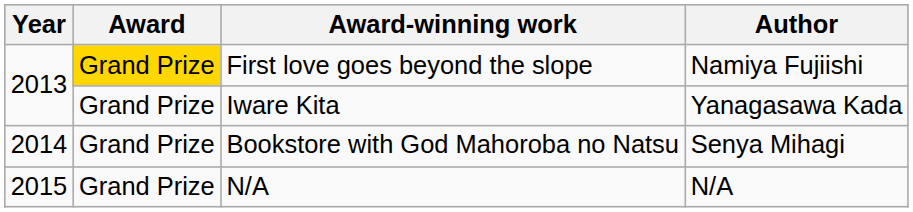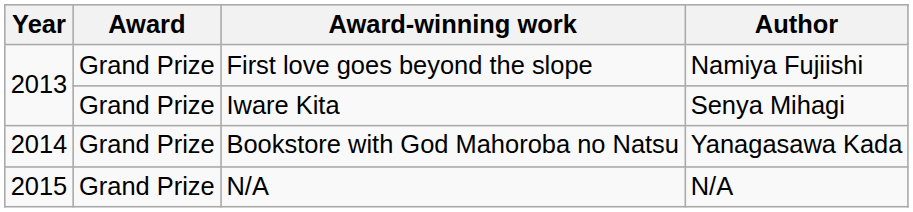(147, 65) gold background -> (147, 65) no background
(797, 105) Yanagasawa Kada -> (768, 105) Senya Mihagi
(768, 145) Senya Mihagi -> (797, 145) Yanagasawa Kada
